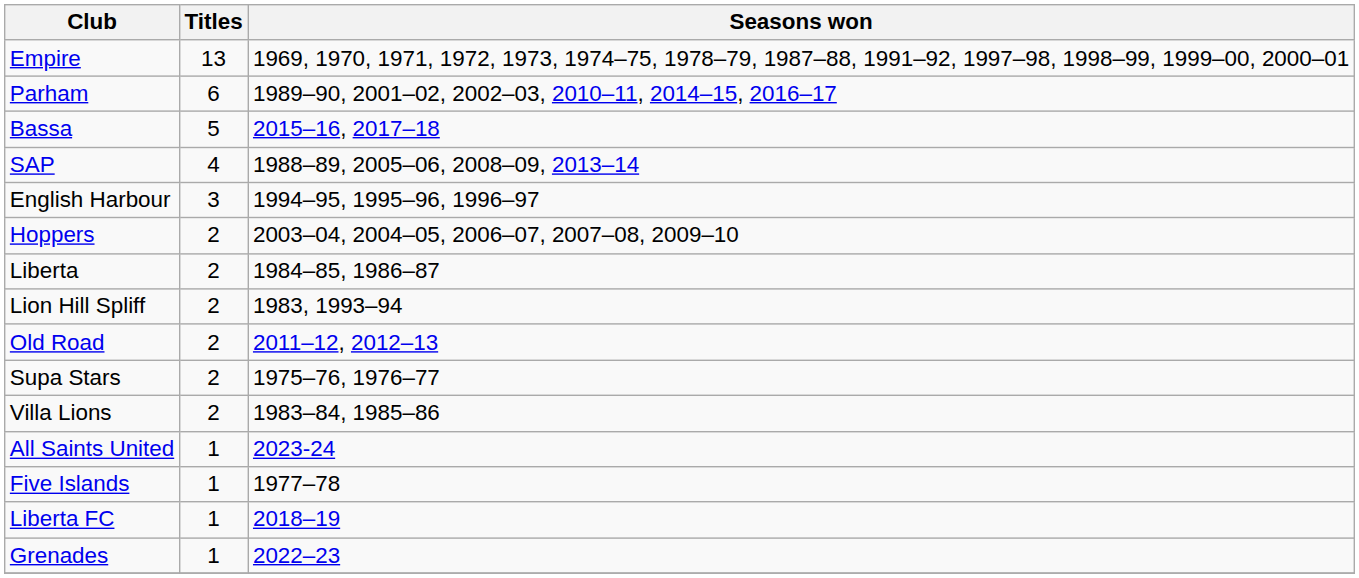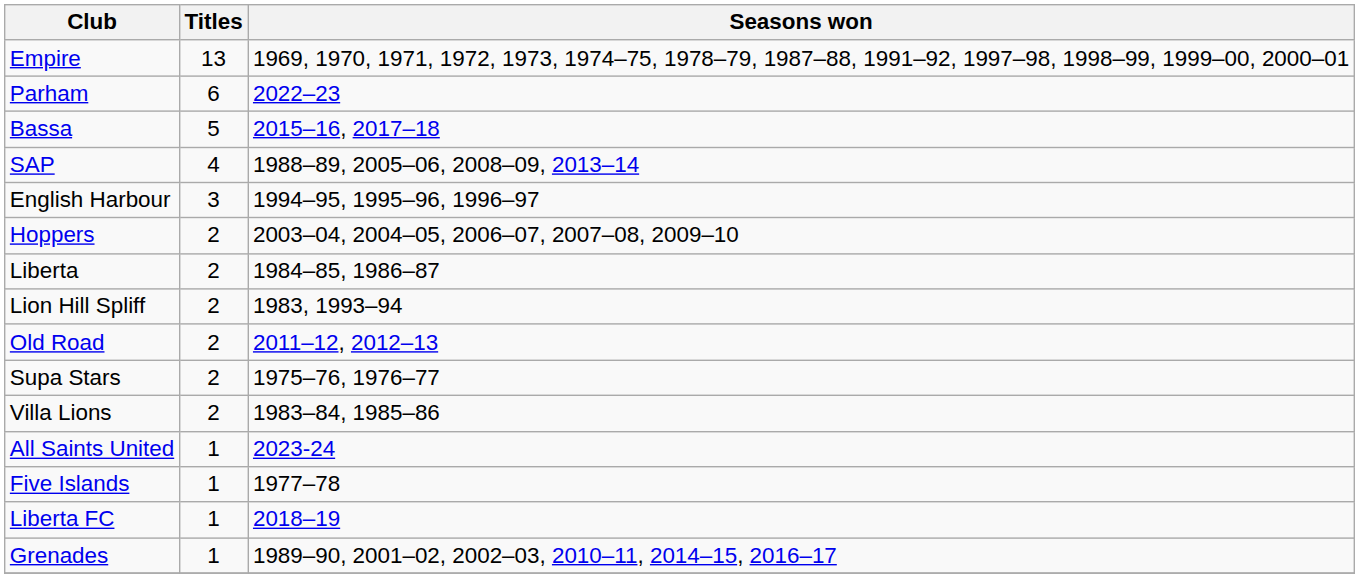(545, 93) 1989–90, 2001–02, 2002–03, 2010–11, 2014–15, 2016–17 -> (297, 93) 2022–23
(297, 555) 2022–23 -> (545, 555) 1989–90, 2001–02, 2002–03, 2010–11, 2014–15, 2016–17
